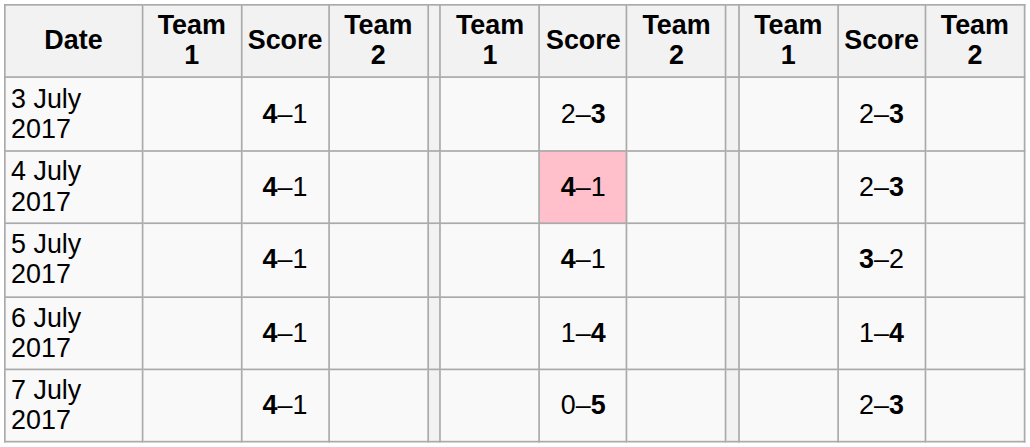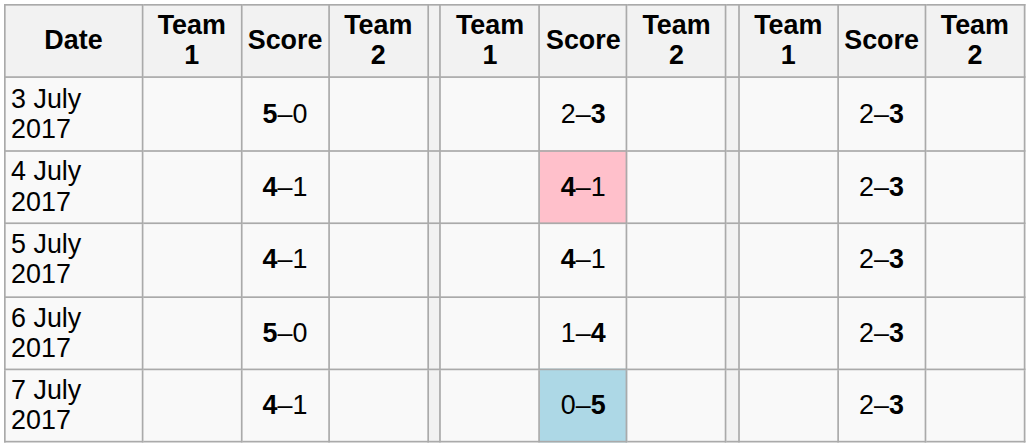(285, 113) 4–1 -> (285, 113) 5–0
(882, 259) 3–2 -> (882, 259) 2–3
(285, 332) 4–1 -> (285, 332) 5–0
(882, 332) 1–4 -> (882, 332) 2–3
(583, 405) no background -> (583, 405) lightblue background
